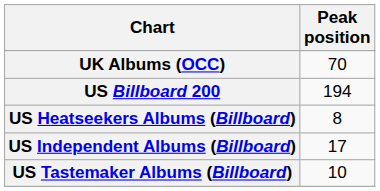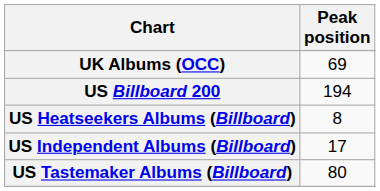(337, 64) 70 -> (337, 64) 69
(337, 173) 10 -> (337, 173) 80
